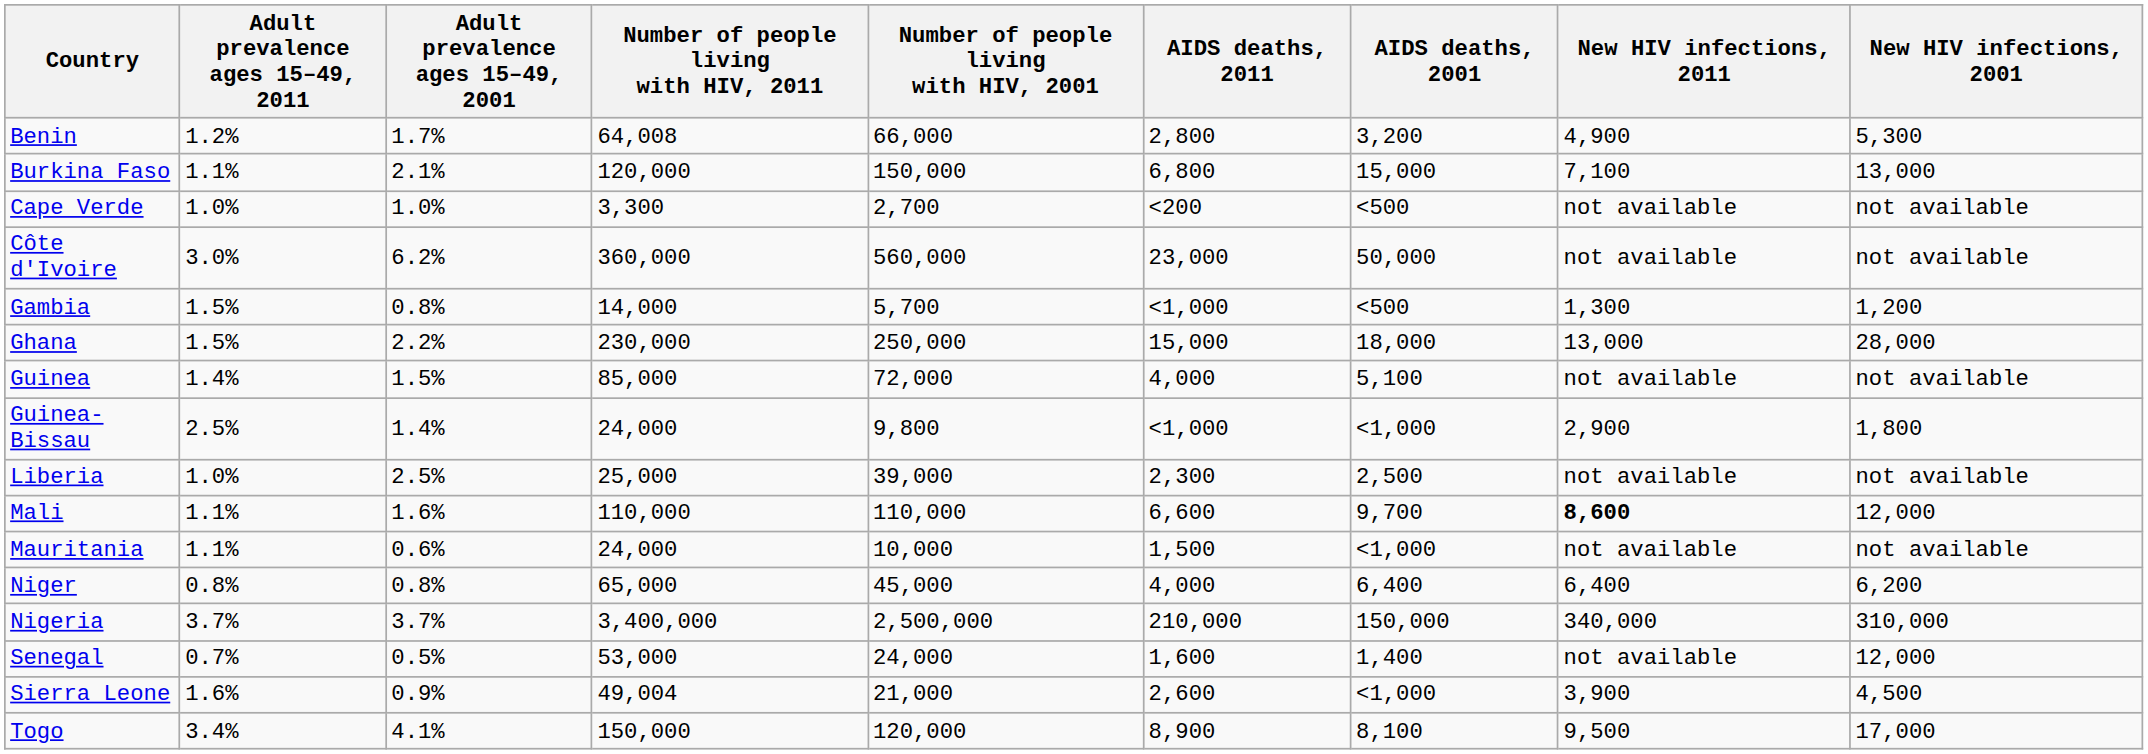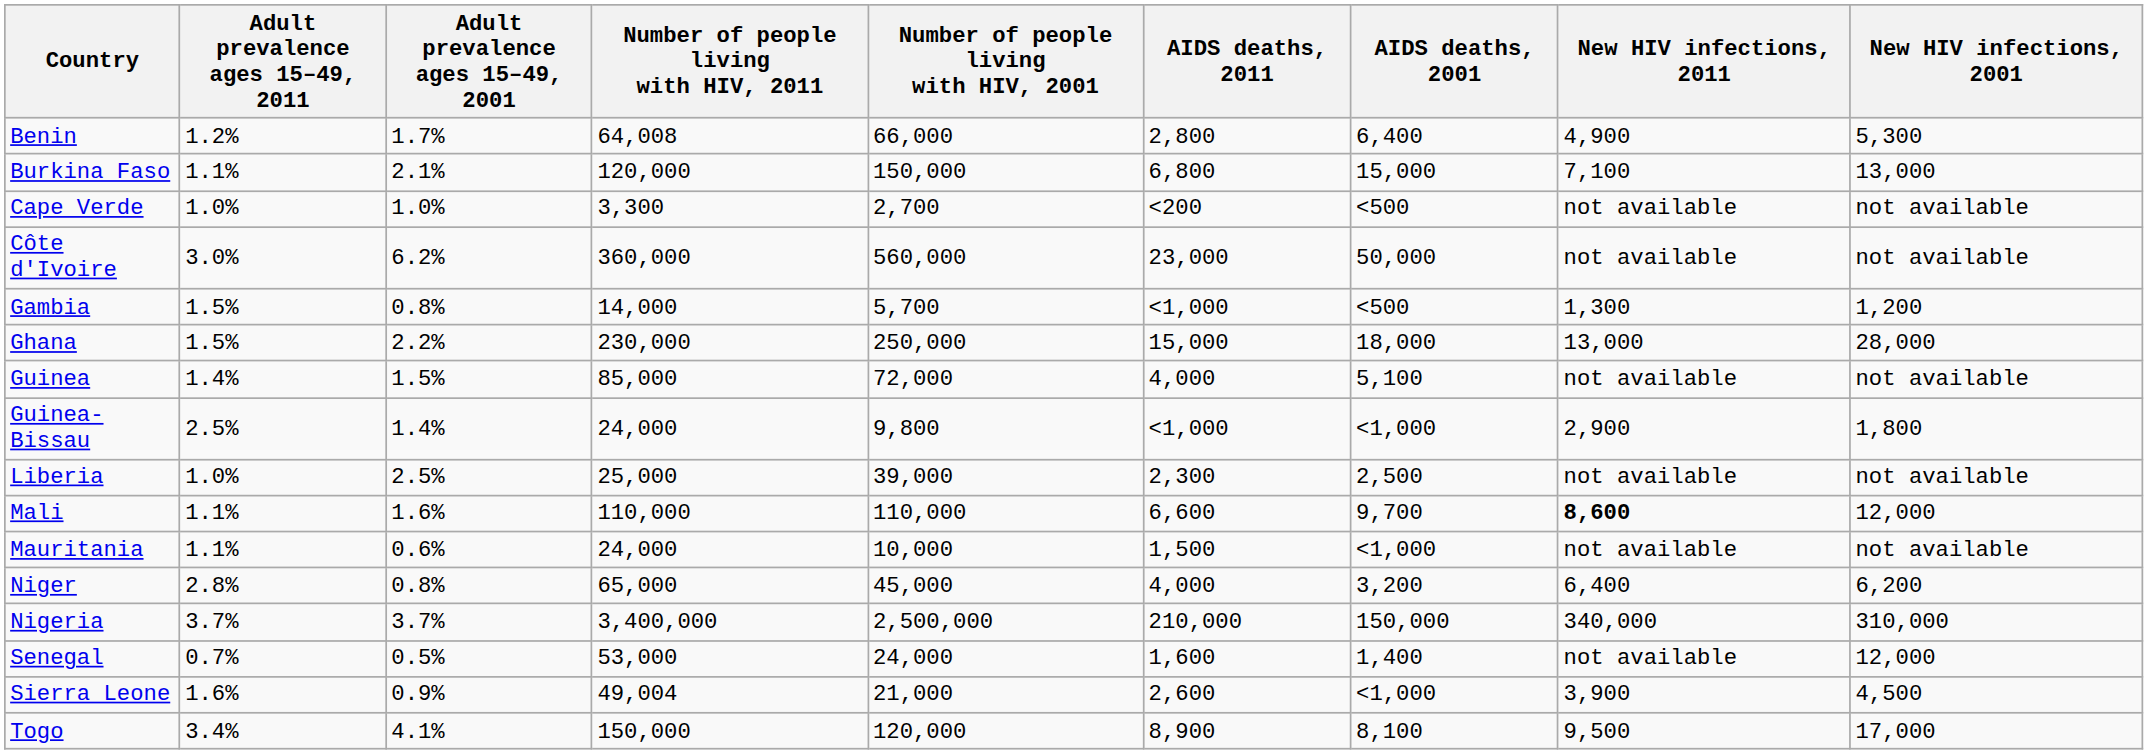(1389, 136) 3,200 -> (1389, 136) 6,400
(212, 586) 0.8% -> (212, 586) 2.8%
(1389, 586) 6,400 -> (1389, 586) 3,200
